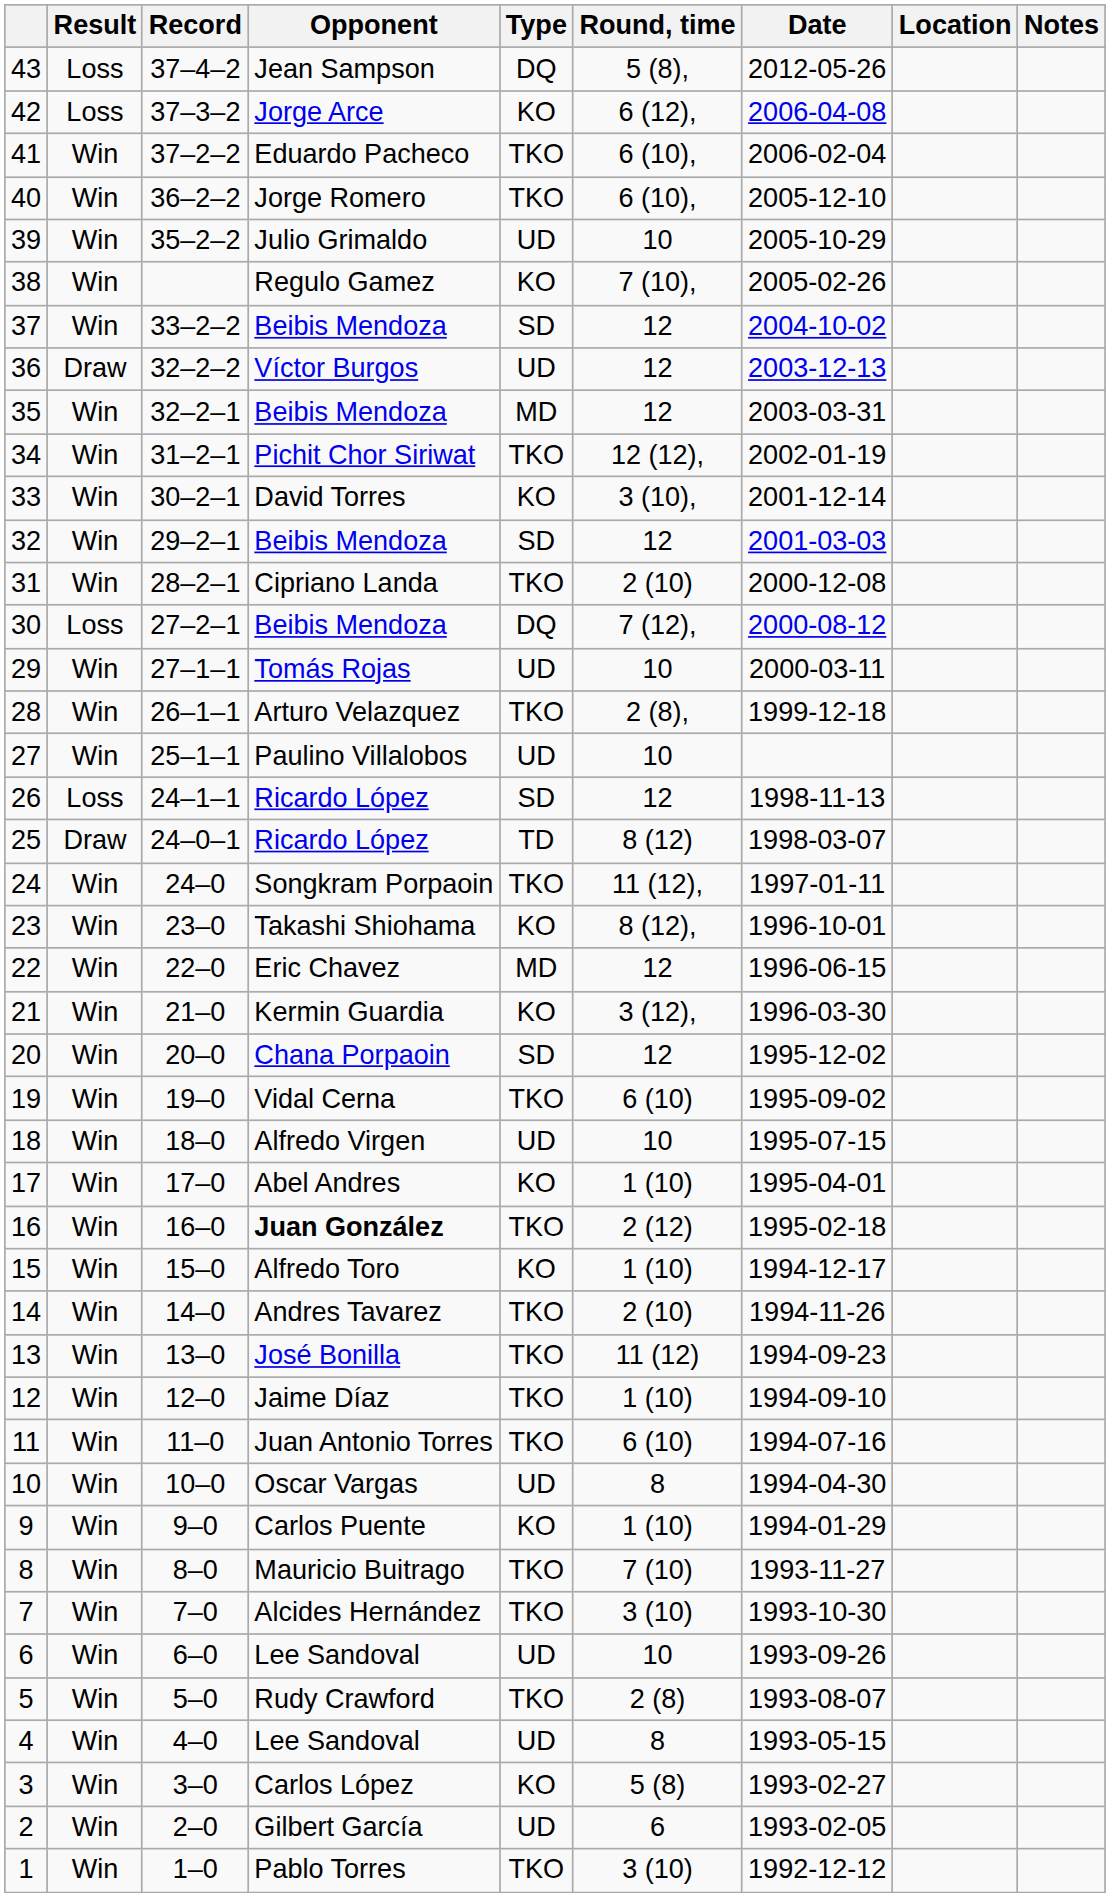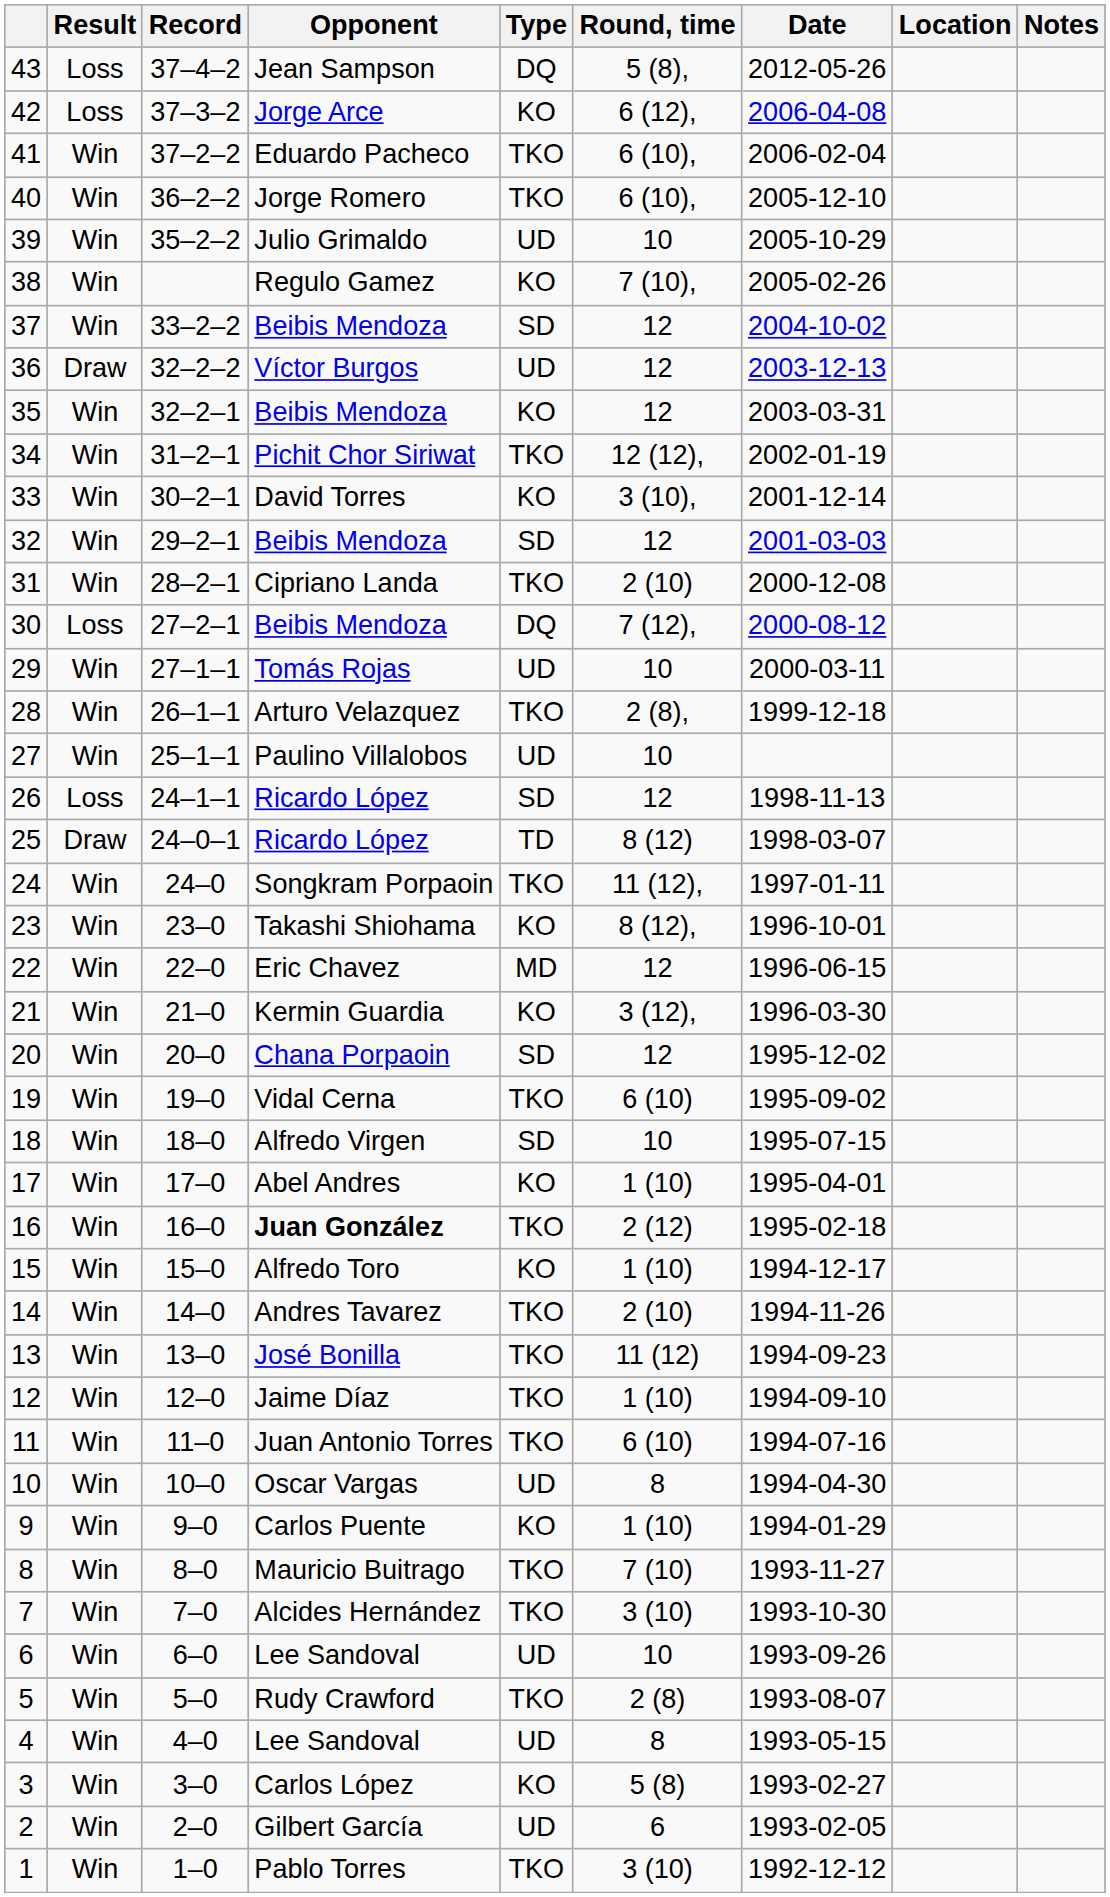(536, 411) MD -> (536, 411) KO
(536, 1140) UD -> (536, 1140) SD
